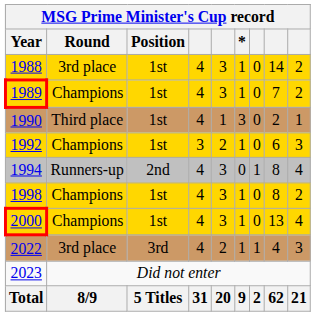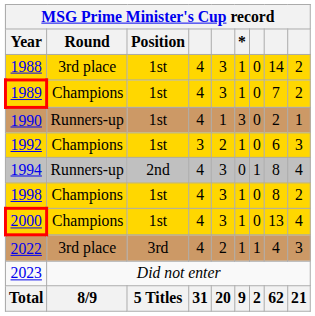(87, 119) Third place -> (87, 119) Runners-up
